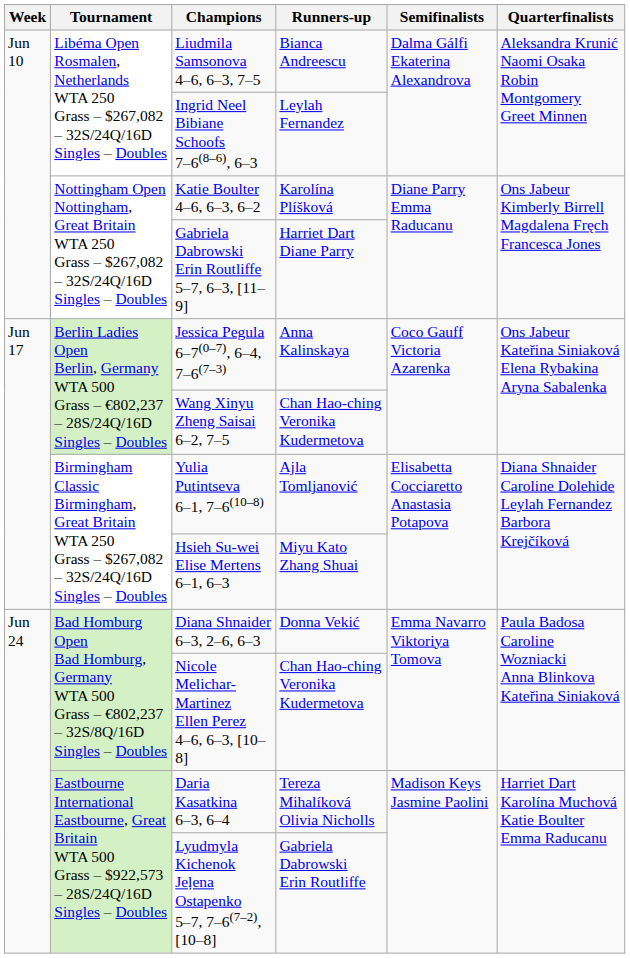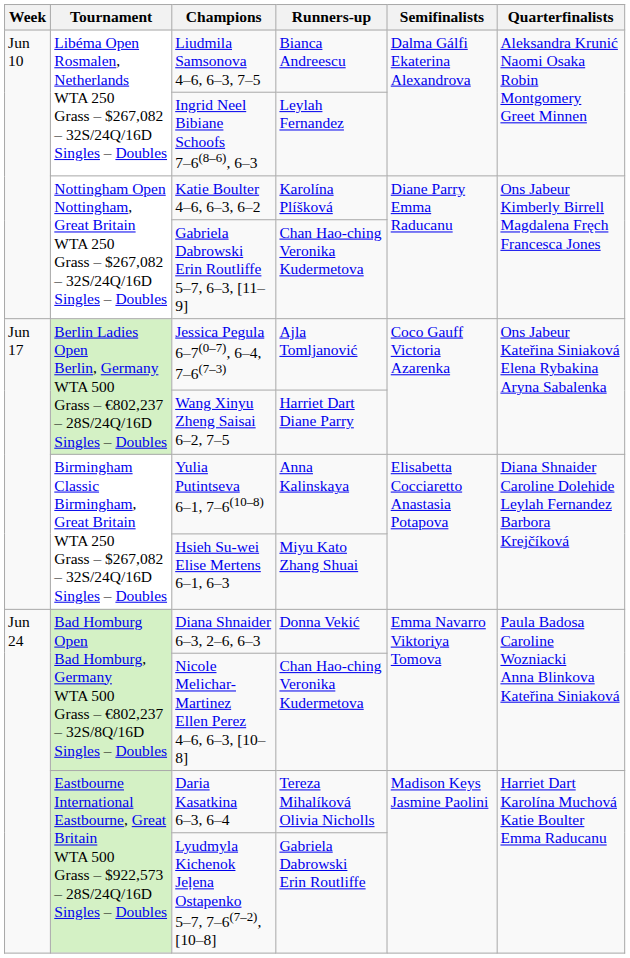(317, 242) Harriet Dart Diane Parry -> (330, 251) Chan Hao-ching Veronika Kudermetova
(314, 341) Anna Kalinskaya -> (318, 341) Ajla Tomljanović
(330, 421) Chan Hao-ching Veronika Kudermetova -> (317, 412) Harriet Dart Diane Parry
(318, 476) Ajla Tomljanović -> (314, 476) Anna Kalinskaya
